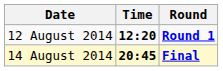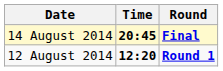rows swapped: (60, 35) <-> (60, 55)
